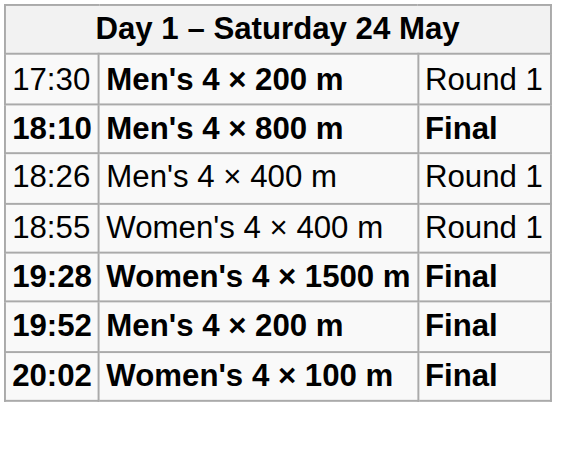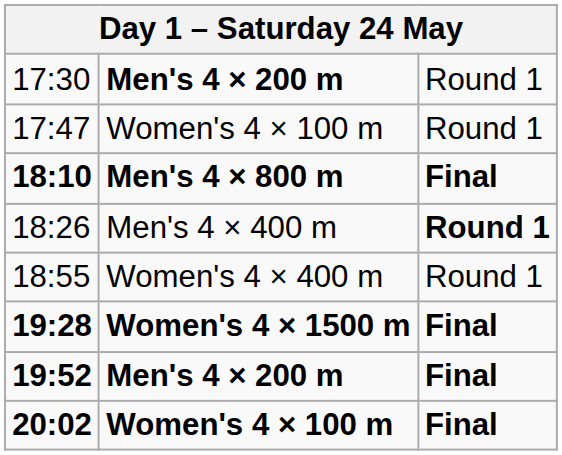+ row: (51, 128)
(484, 177) normal -> (487, 227) bold
